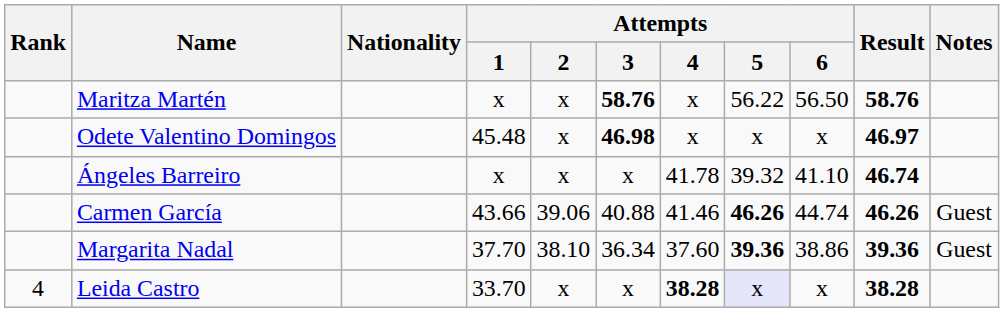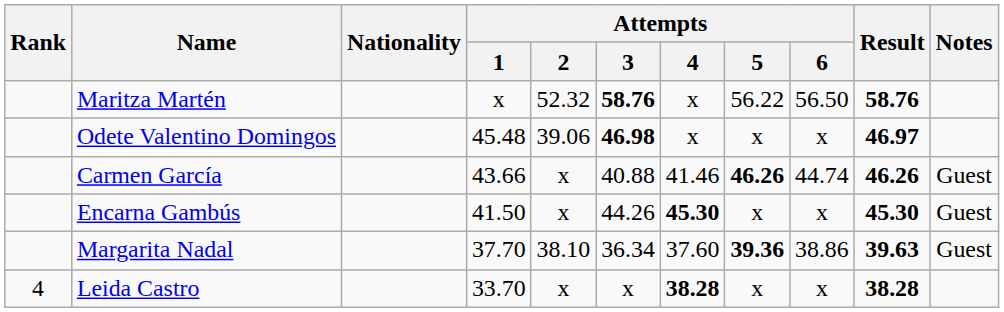(563, 99) x -> (563, 99) 52.32
(563, 136) x -> (563, 136) 39.06
- row: (159, 174)
(563, 212) 39.06 -> (563, 174) x
+ row: (159, 212)
(892, 250) 39.36 -> (892, 250) 39.63
(757, 288) lavender background -> (757, 288) no background
